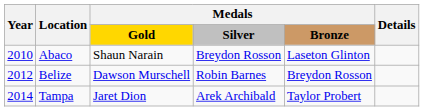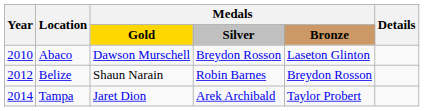(128, 55) Shaun Narain -> (142, 55) Dawson Murschell
(142, 75) Dawson Murschell -> (128, 75) Shaun Narain
